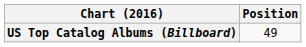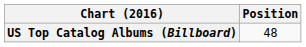(270, 33) 49 -> (270, 33) 48
